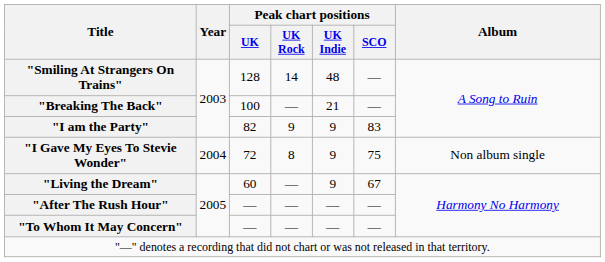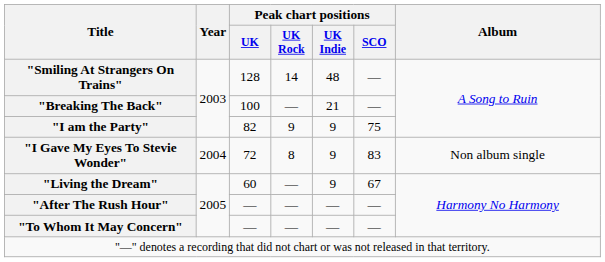(374, 126) 83 -> (374, 126) 75
(374, 155) 75 -> (374, 155) 83
